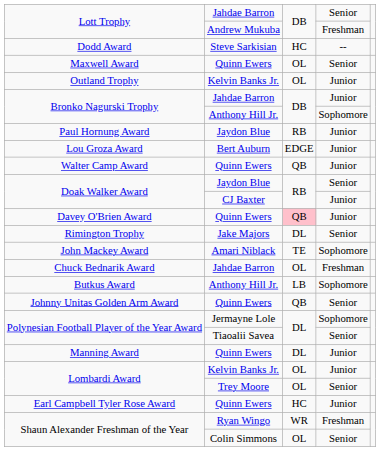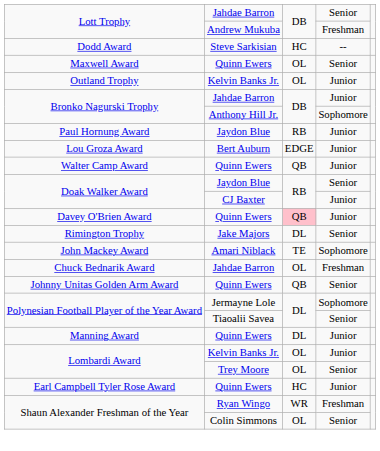- row: (104, 285)
